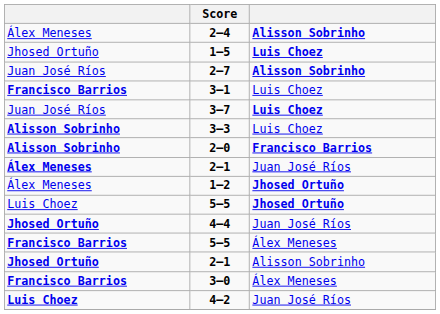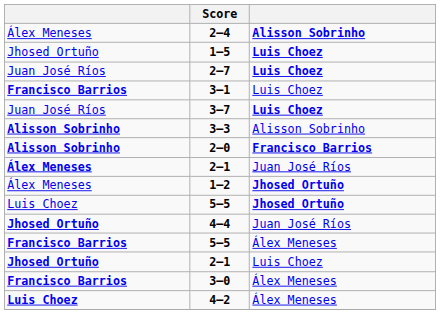(309, 71) Alisson Sobrinho -> (288, 71) Luis Choez
(288, 128) Luis Choez -> (309, 128) Alisson Sobrinho
(309, 262) Alisson Sobrinho -> (288, 262) Luis Choez
(302, 300) Juan José Ríos -> (295, 300) Álex Meneses
